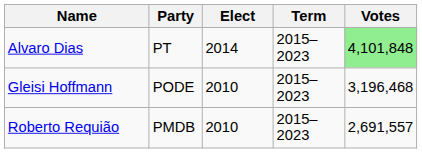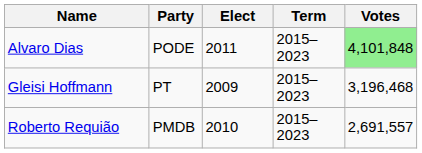(162, 47) PT -> (173, 47) PODE
(222, 47) 2014 -> (221, 47) 2011
(173, 87) PODE -> (162, 87) PT
(222, 87) 2010 -> (222, 87) 2009
